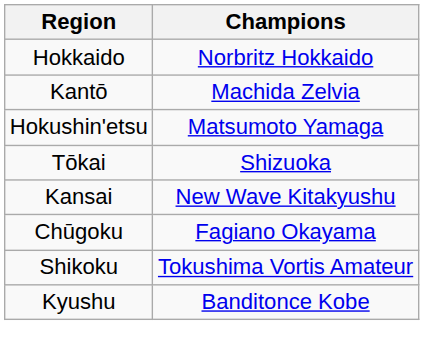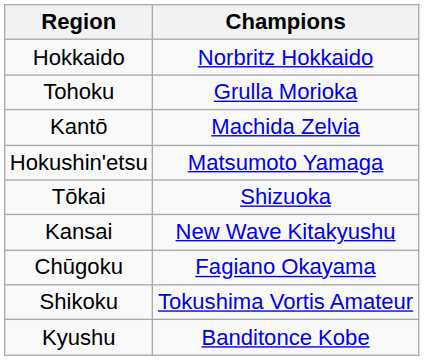+ row: (79, 92)
